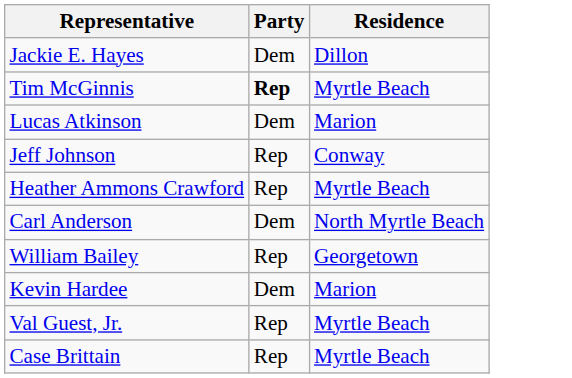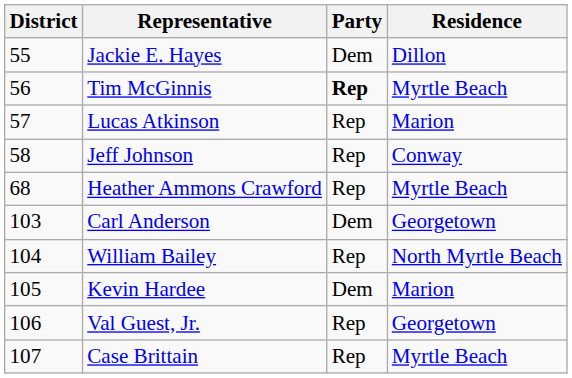+ column: (44, 21)
(274, 121) Dem -> (349, 121) Rep
(399, 222) North Myrtle Beach -> (444, 222) Georgetown
(366, 255) Georgetown -> (477, 255) North Myrtle Beach
(372, 322) Myrtle Beach -> (444, 322) Georgetown
